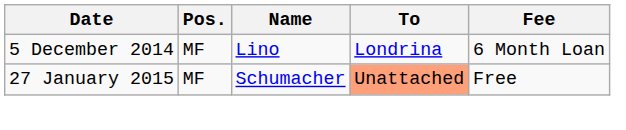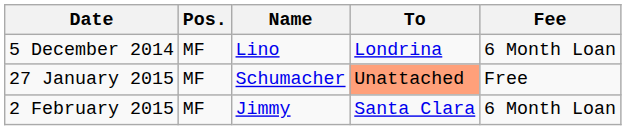+ row: (92, 109)
